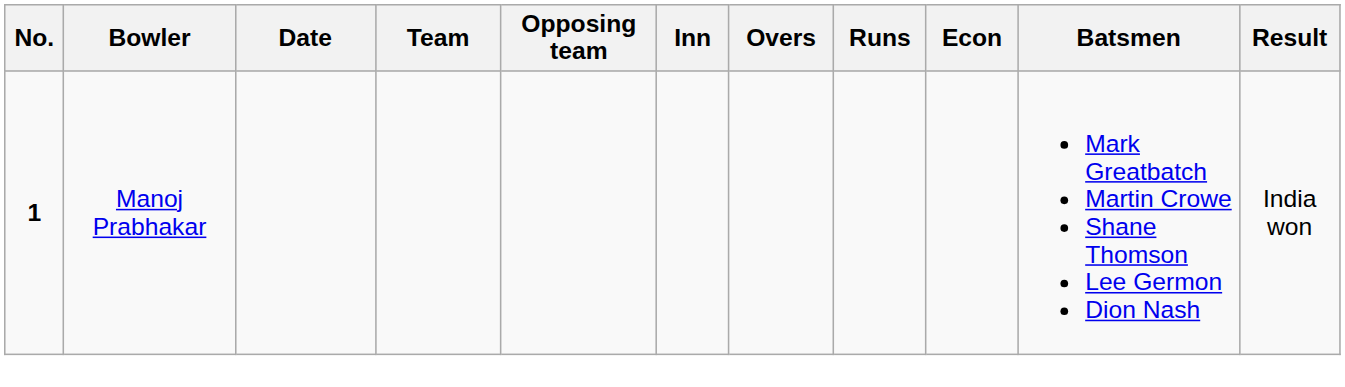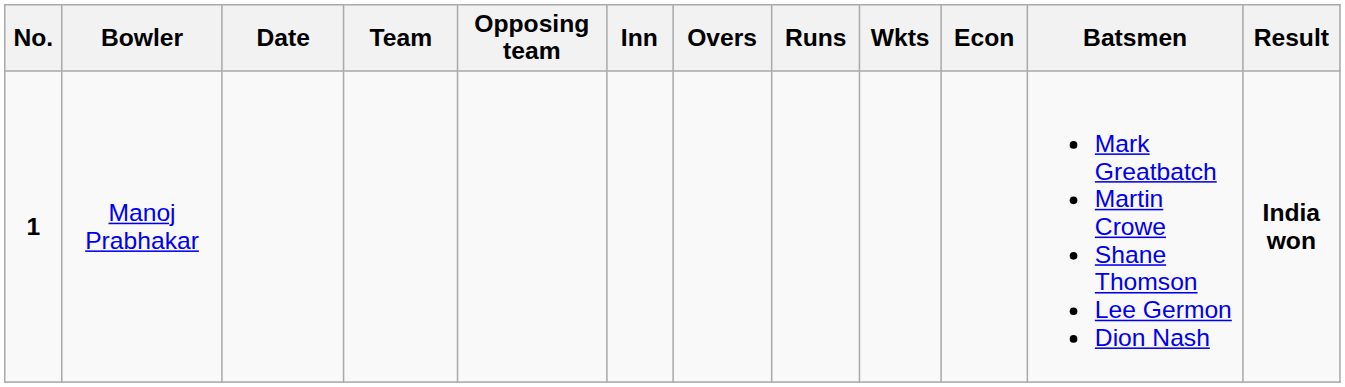+ column: (900, 37)
(1290, 212) normal -> (1291, 226) bold
